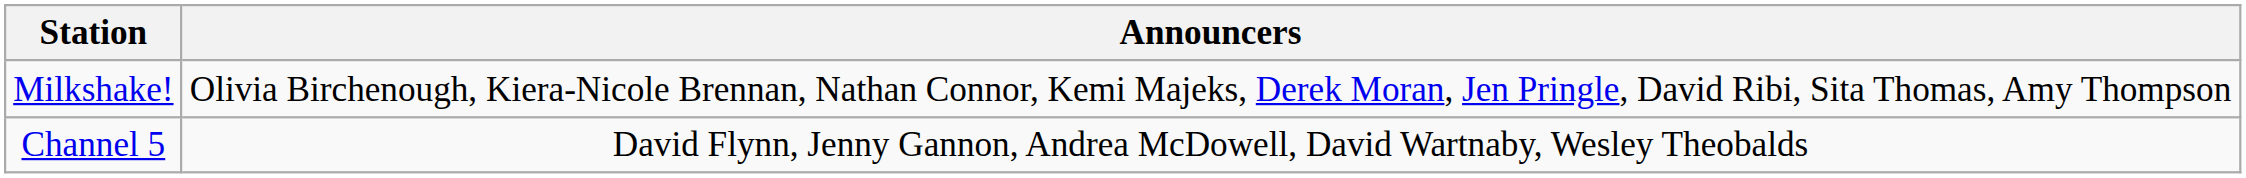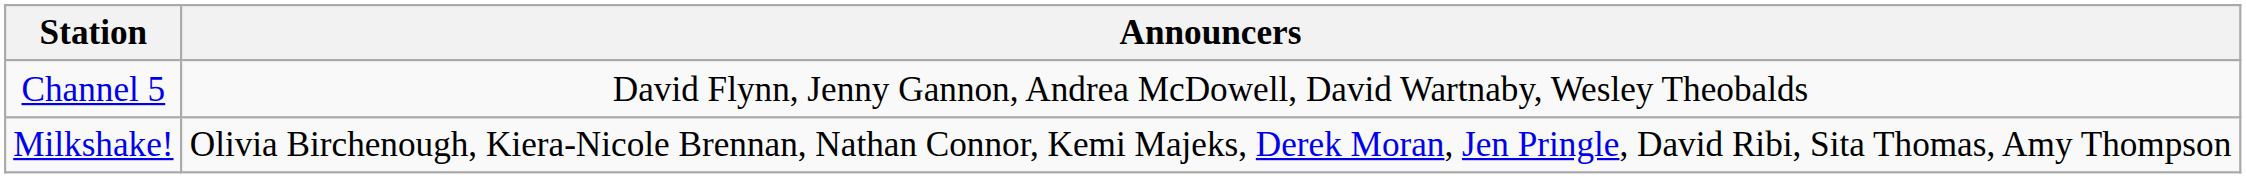rows swapped: (93, 144) <-> (93, 88)
